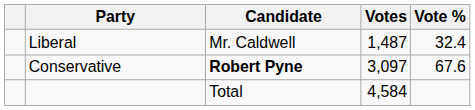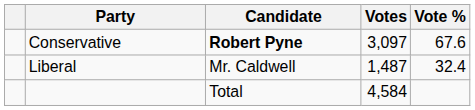rows swapped: (75, 67) <-> (52, 42)
